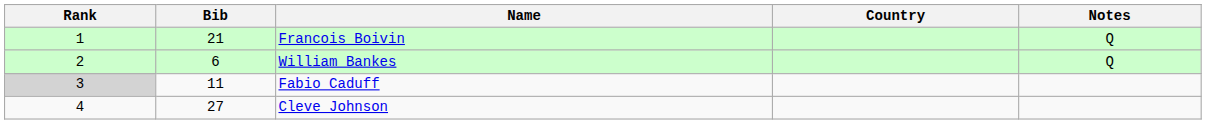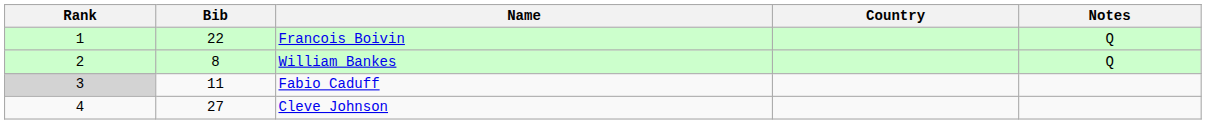(215, 39) 21 -> (215, 39) 22
(215, 62) 6 -> (215, 62) 8
